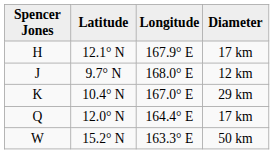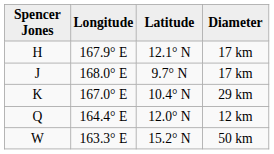columns swapped: (103, 22) <-> (169, 22)
(235, 73) 12 km -> (235, 73) 17 km
(235, 116) 17 km -> (235, 116) 12 km
